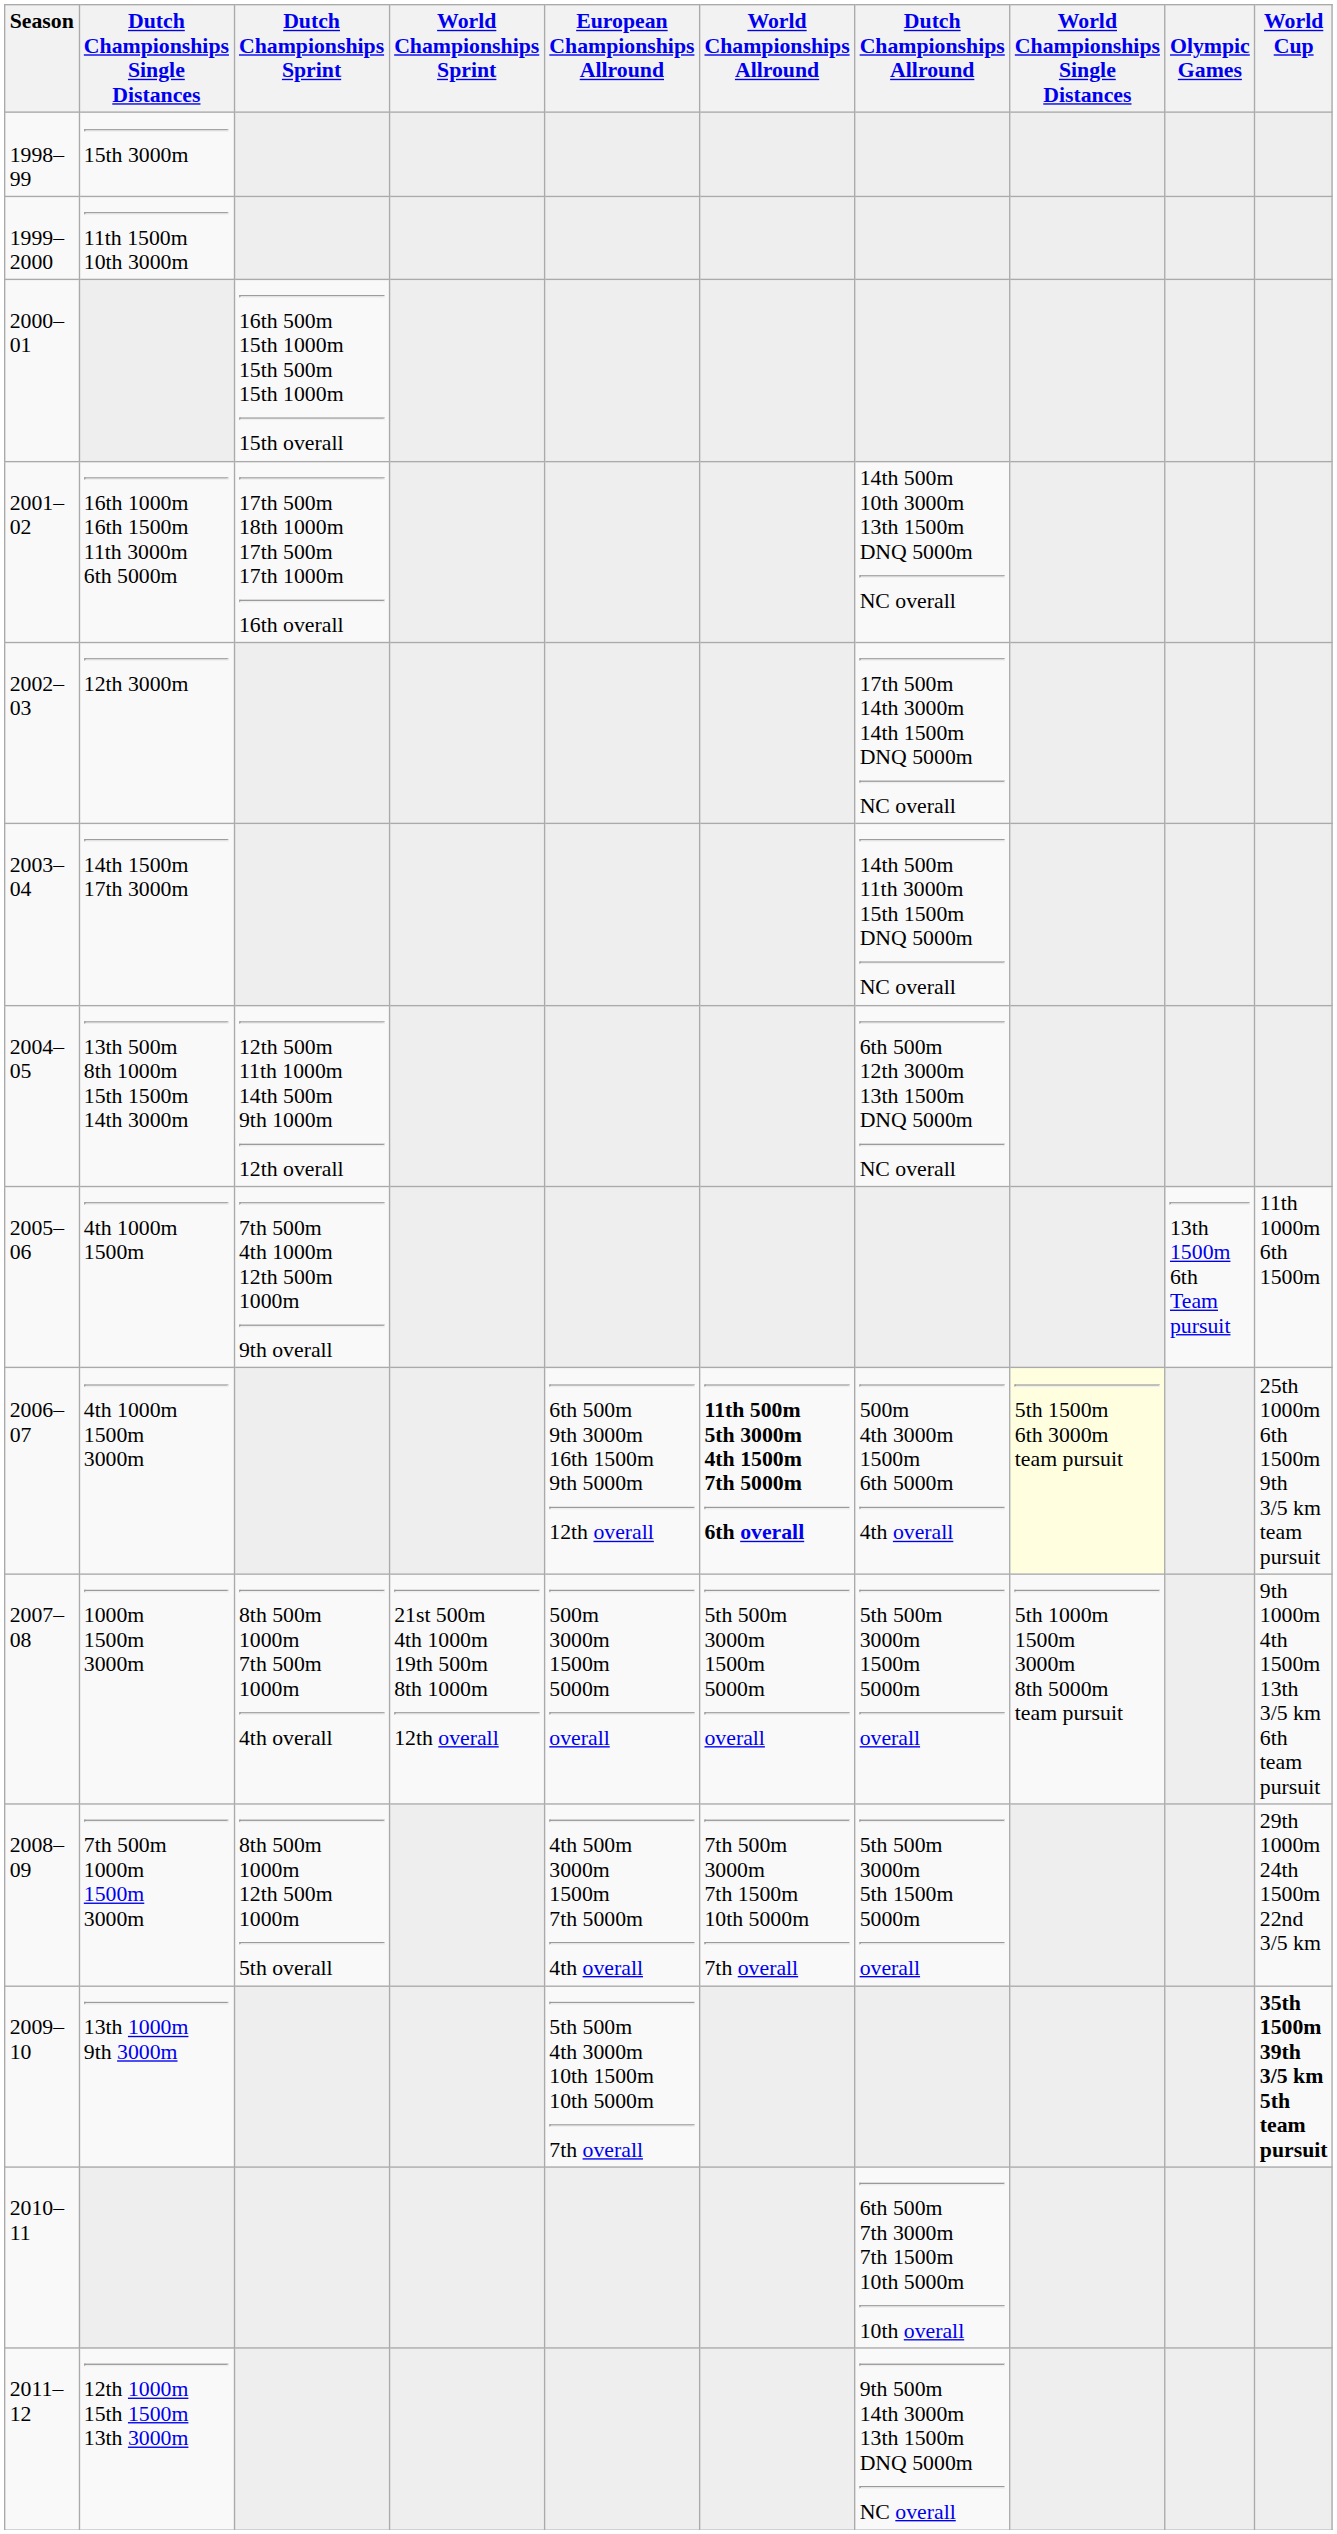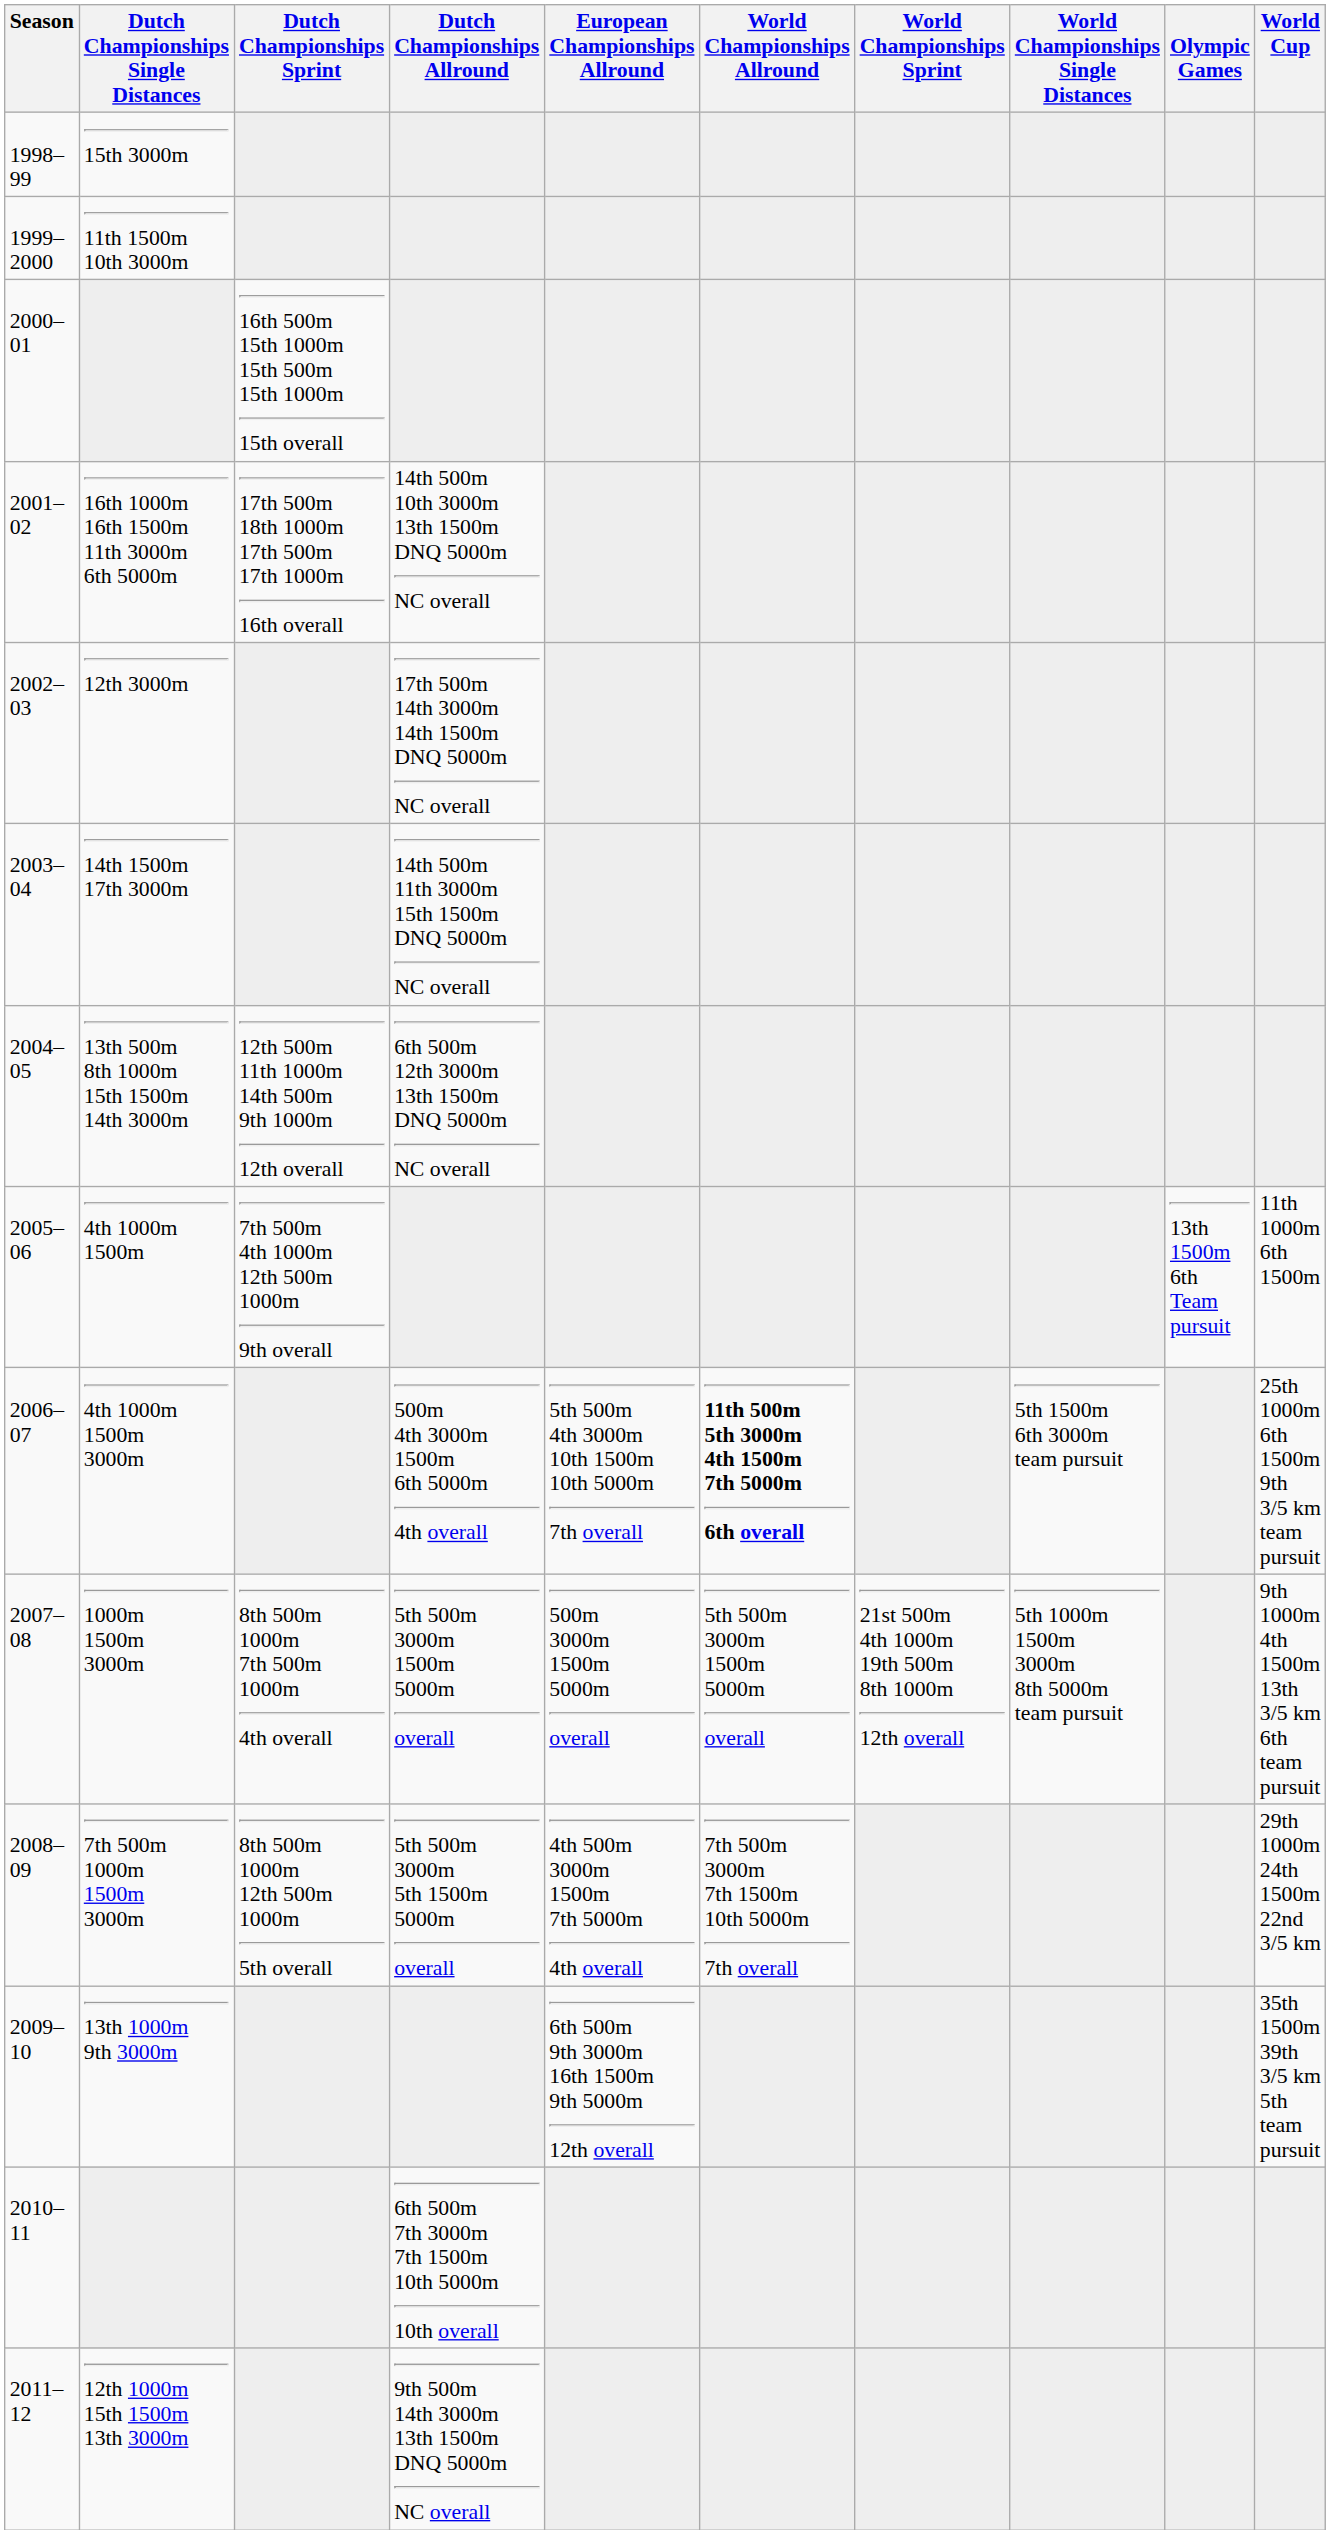columns swapped: (932, 46) <-> (467, 46)
(622, 1463) 6th 500m 9th 3000m 16th 1500m 9th 5000m 12th overall -> (622, 1463) 5th 500m 4th 3000m 10th 1500m 10th 5000m 7th overall
(1087, 1427) lightyellow background -> (1087, 1427) no background
(622, 2081) 5th 500m 4th 3000m 10th 1500m 10th 5000m 7th overall -> (622, 2081) 6th 500m 9th 3000m 16th 1500m 9th 5000m 12th overall
(1294, 2076) bold -> (1290, 2076) normal
